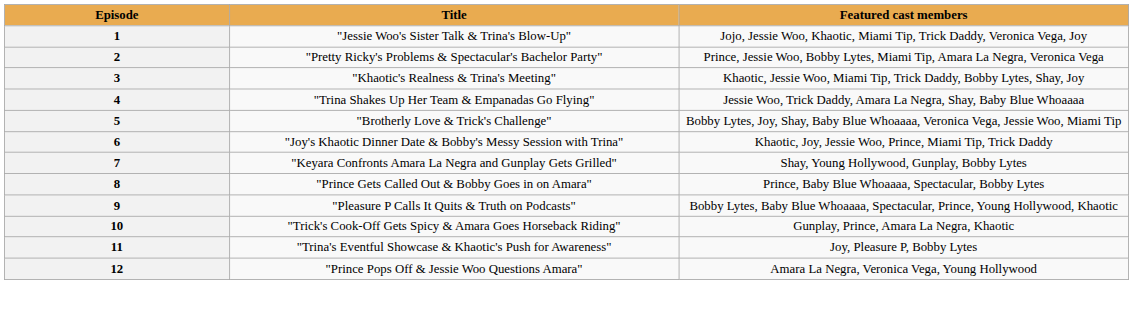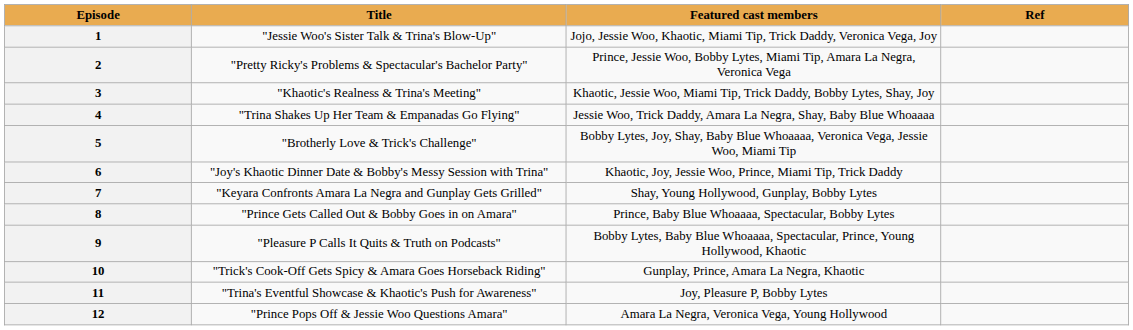+ column: (1035, 15)
